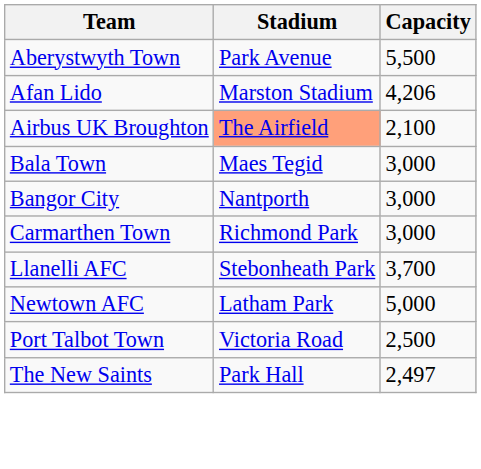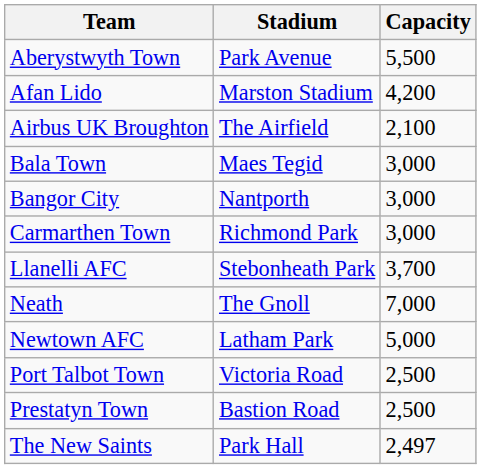(411, 92) 4,206 -> (411, 92) 4,200
(274, 127) lightsalmon background -> (274, 127) no background
+ row: (36, 304)
+ row: (79, 410)
